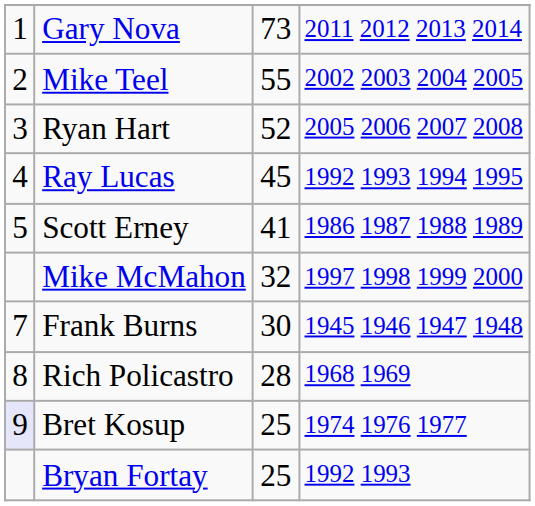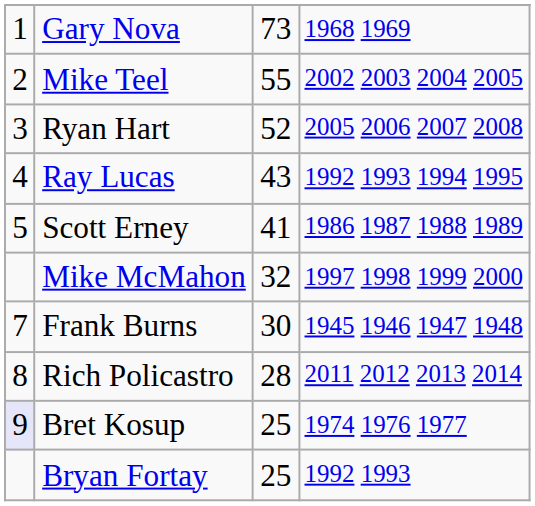(413, 29) 2011 2012 2013 2014 -> (358, 29) 1968 1969
(276, 177) 45 -> (276, 177) 43
(358, 375) 1968 1969 -> (413, 375) 2011 2012 2013 2014
